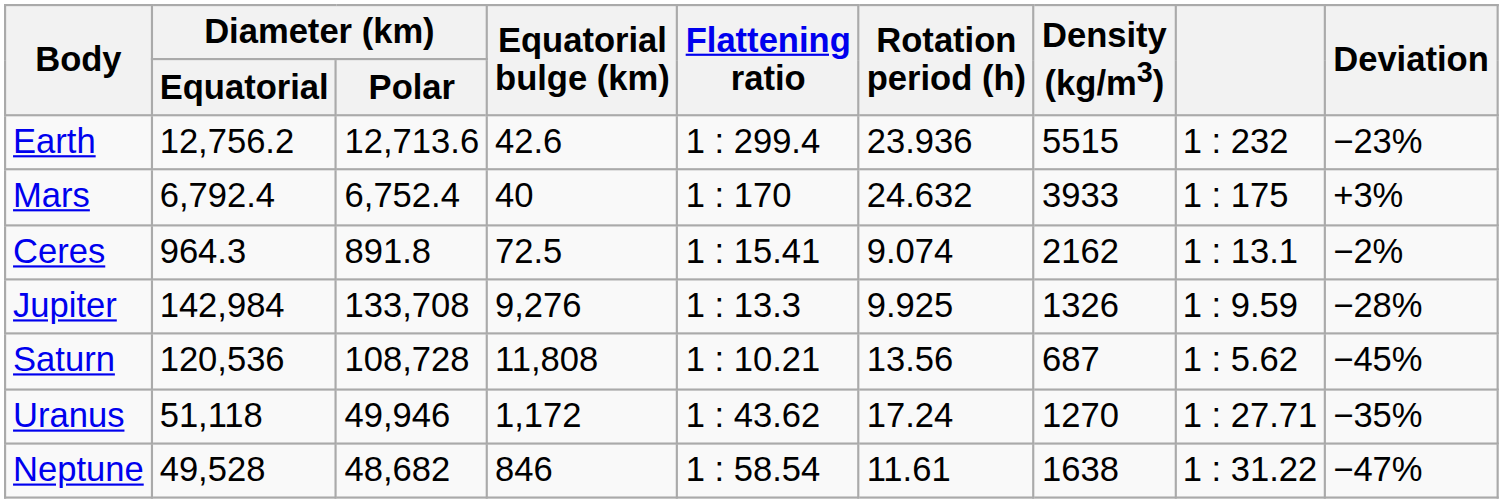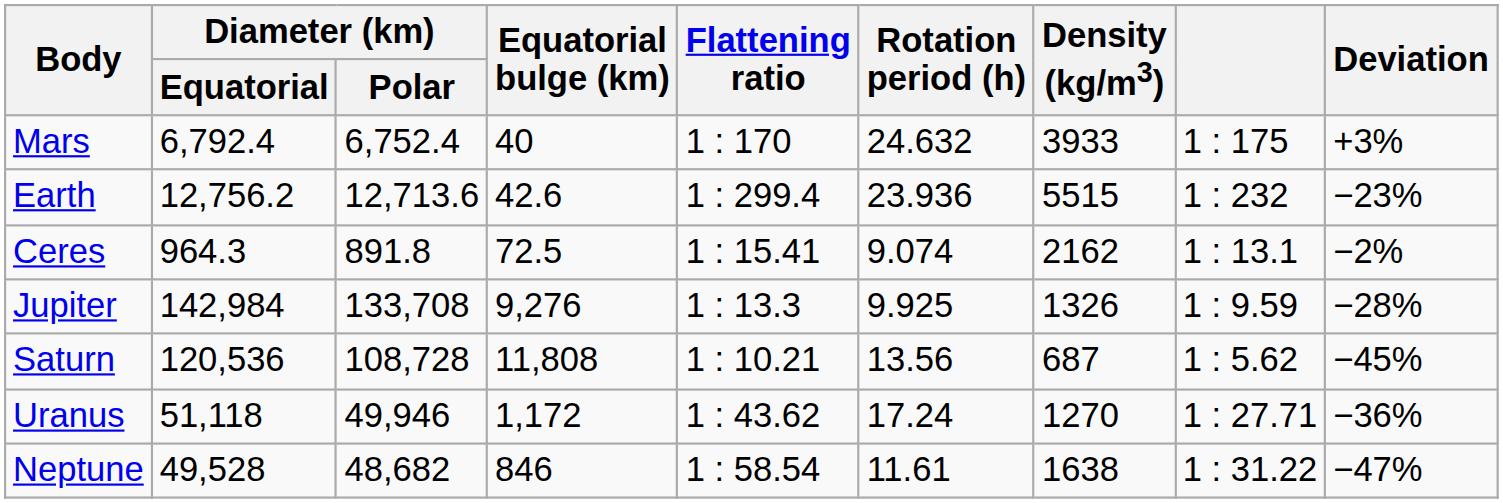rows swapped: (54, 141) <-> (51, 196)
(1378, 415) −35% -> (1378, 415) −36%
